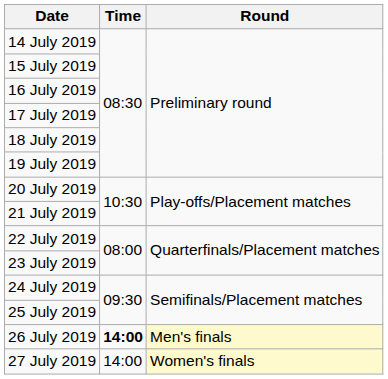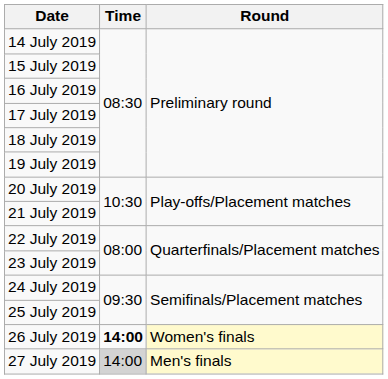(191, 336) Men's finals -> (202, 336) Women's finals
(123, 361) no background -> (123, 361) lightgrey background
(202, 361) Women's finals -> (191, 361) Men's finals
